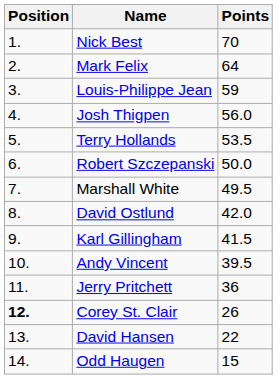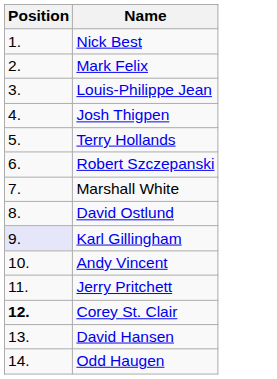- column: (245, 16)
(15, 238) no background -> (15, 238) lavender background
